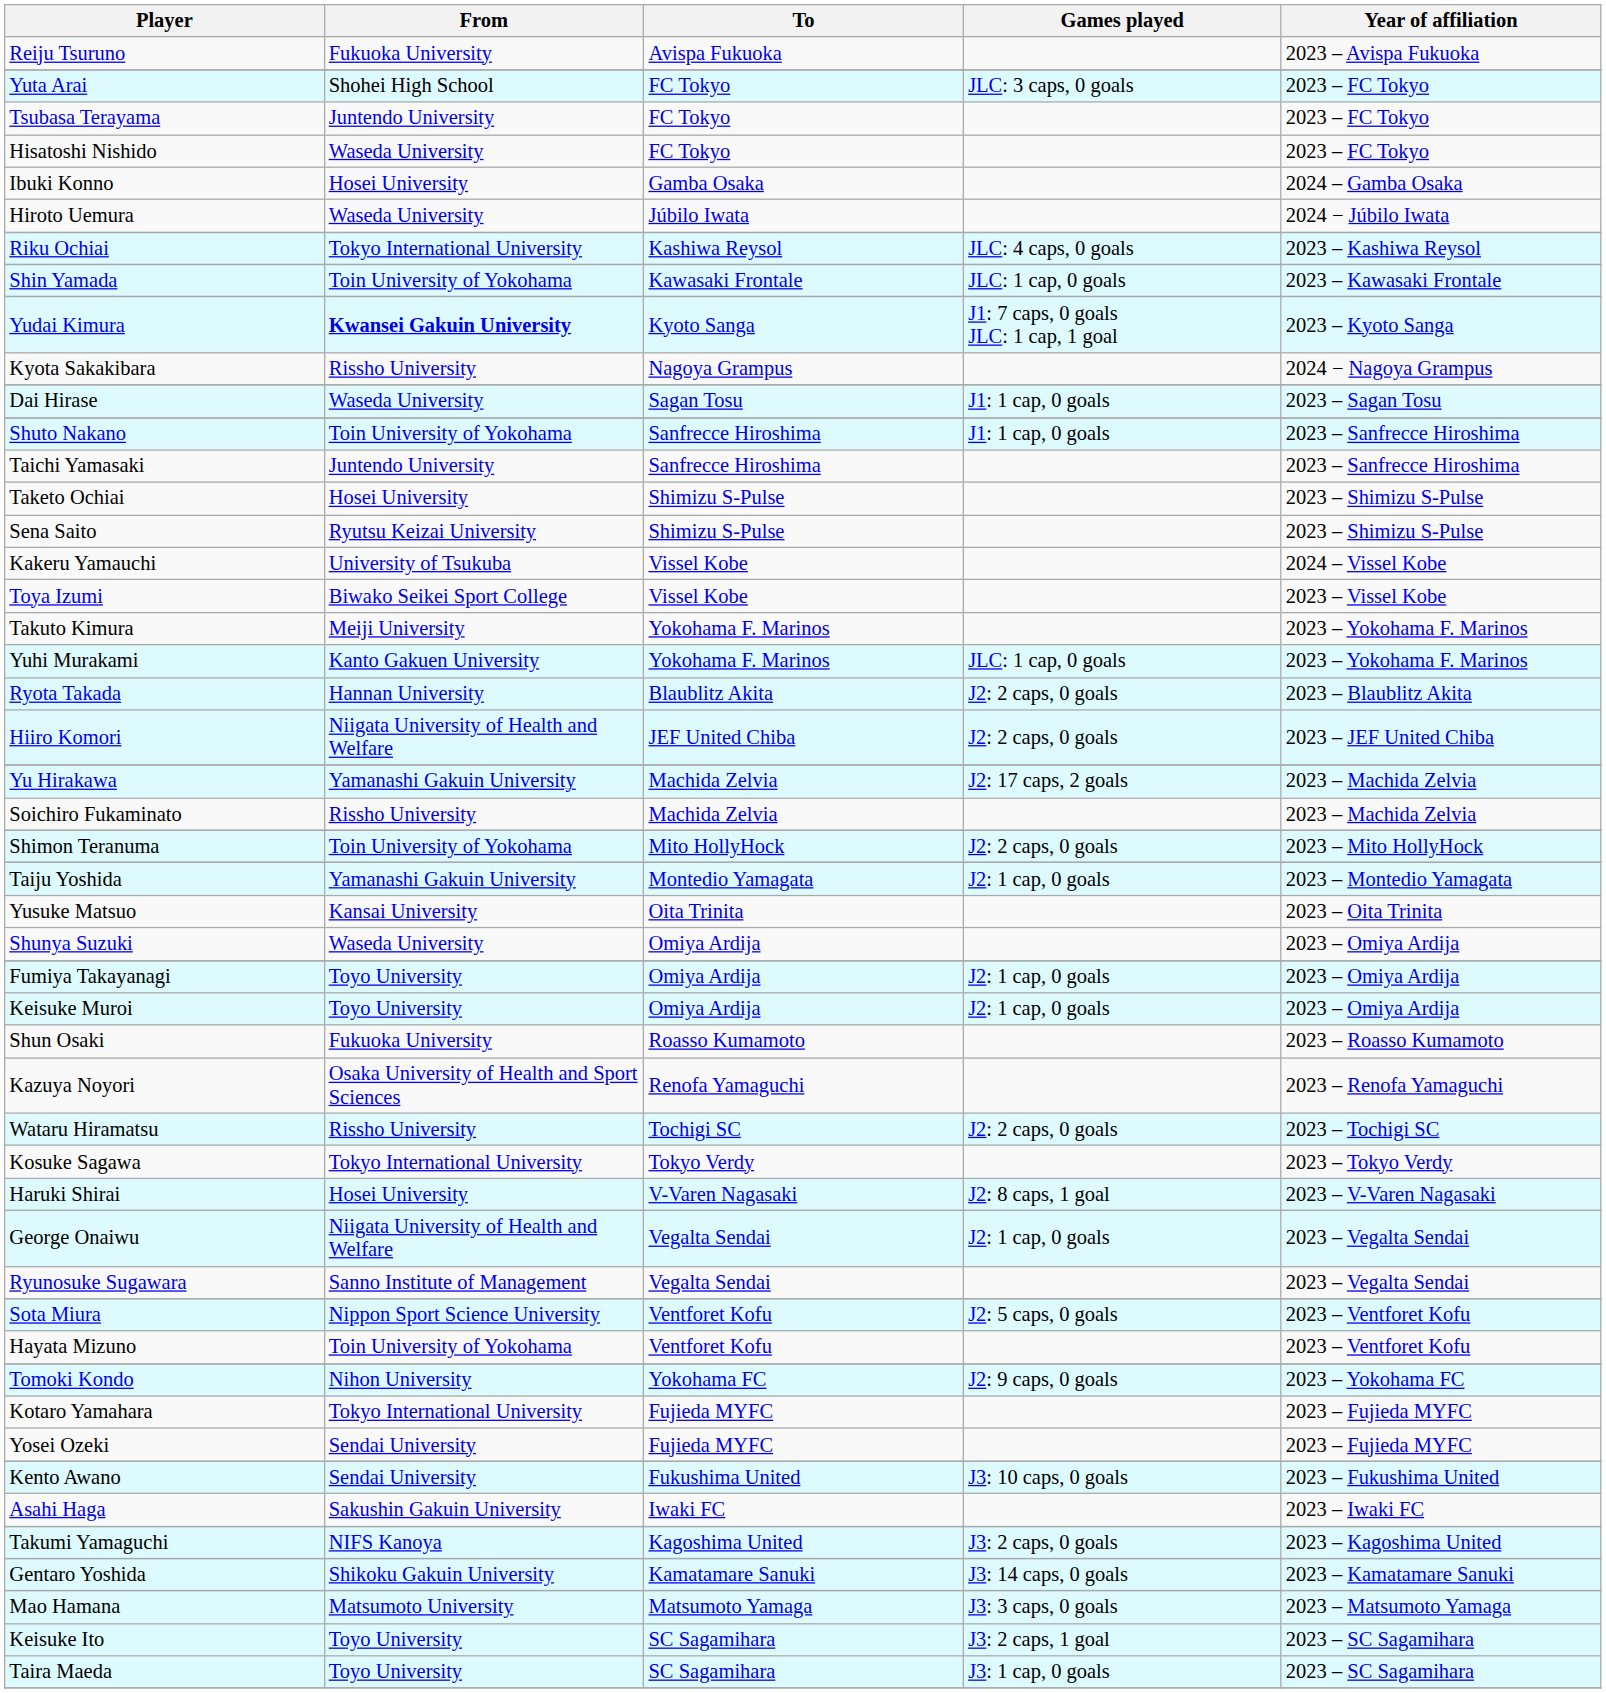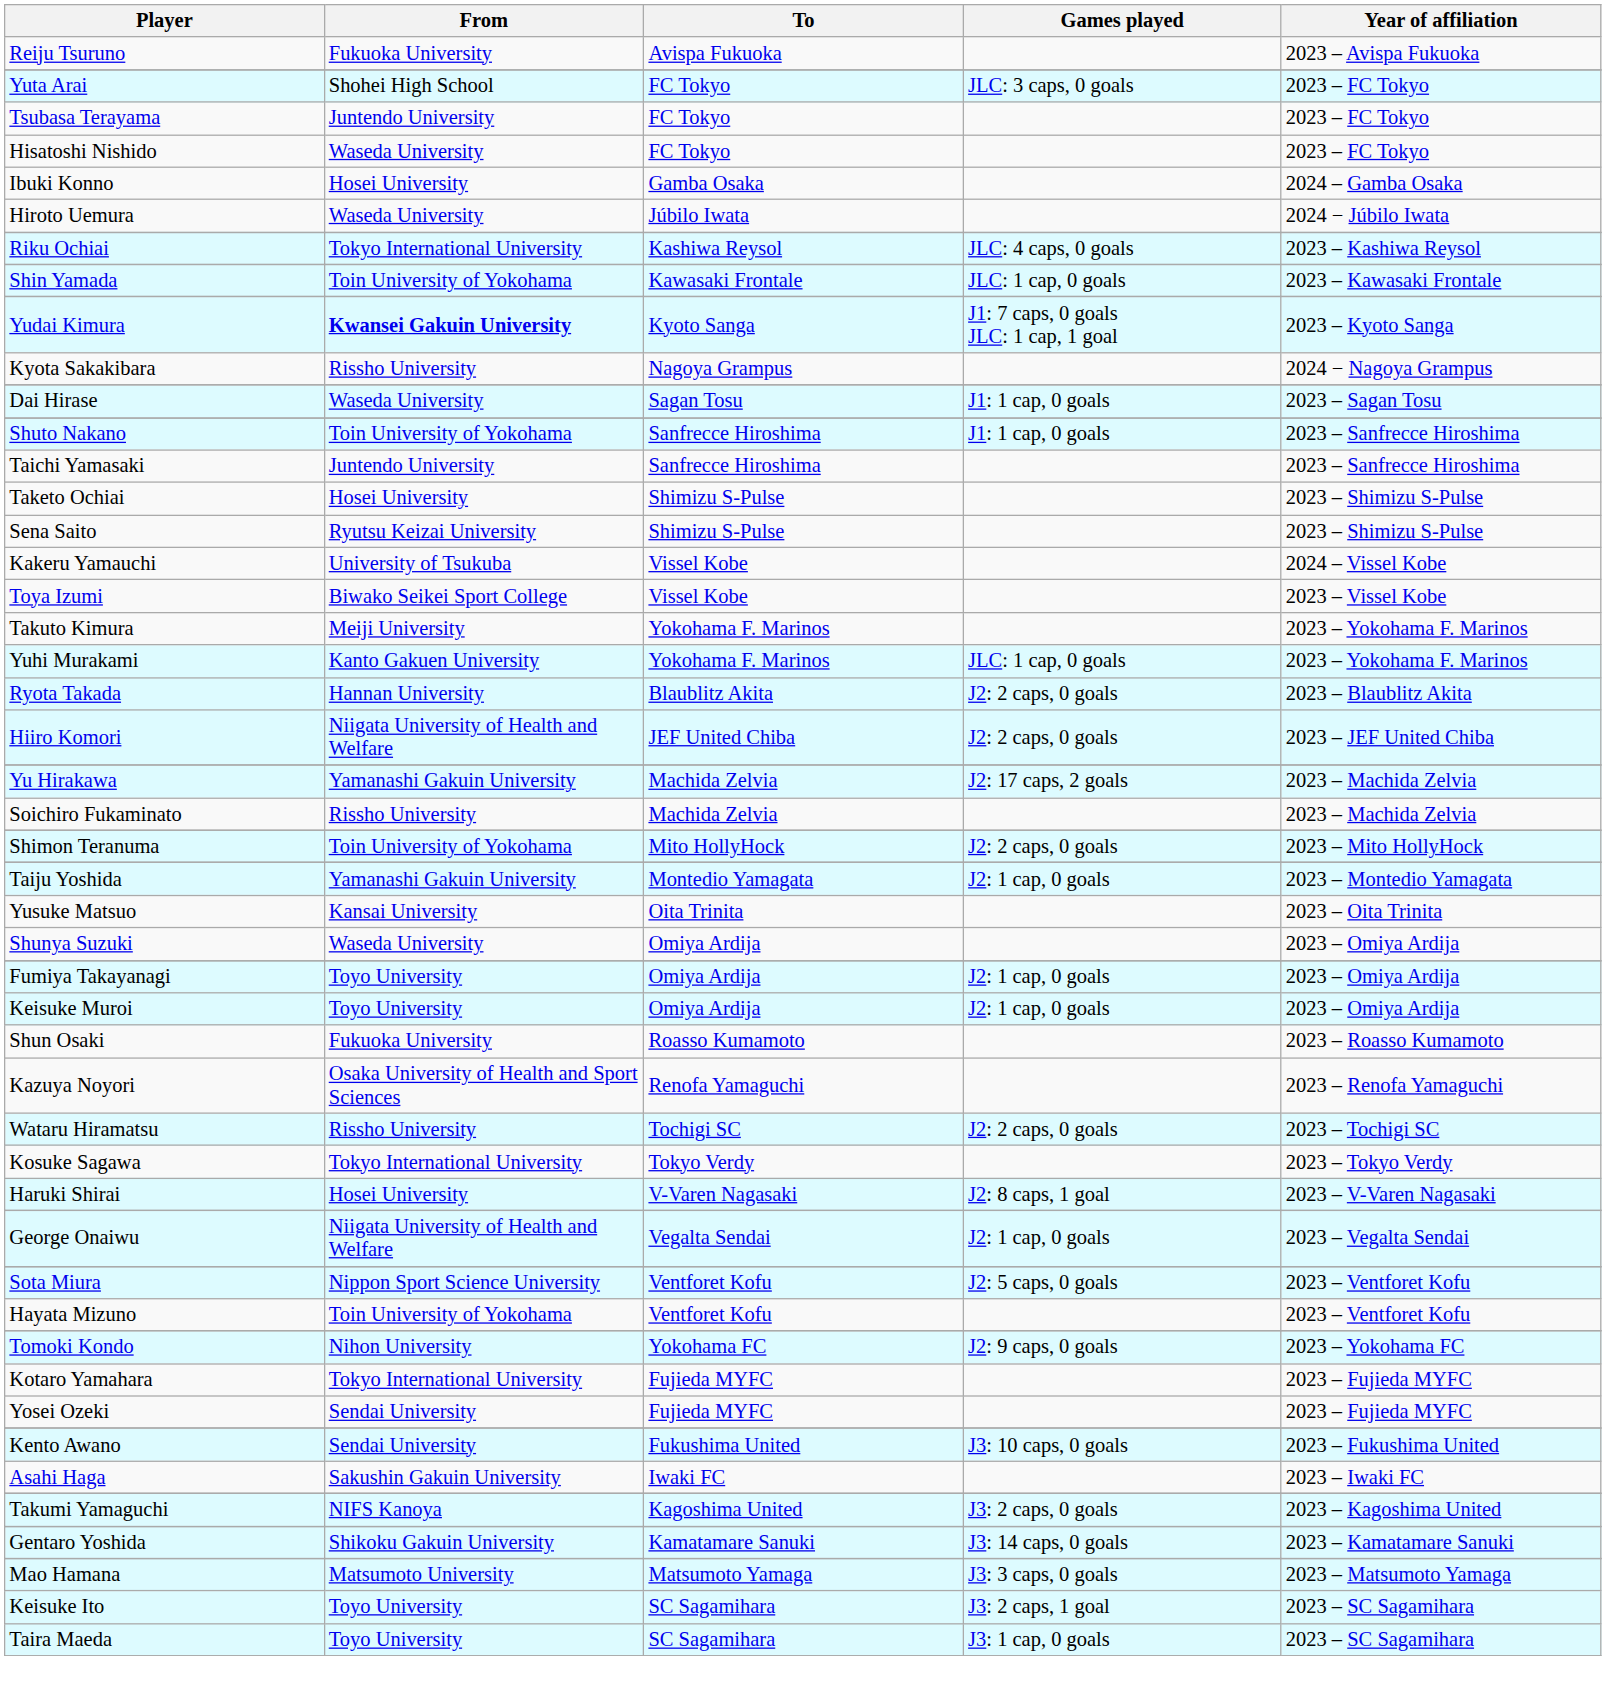- row: (98, 1282)
